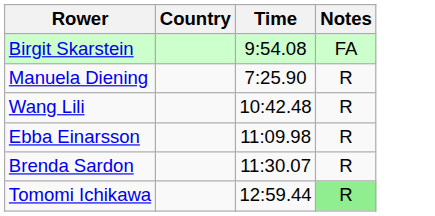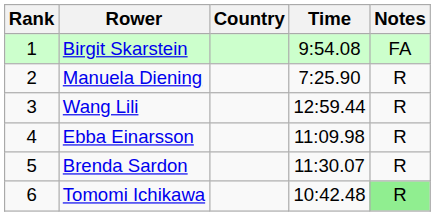+ column: (32, 19)
(276, 107) 10:42.48 -> (330, 107) 12:59.44
(276, 195) 12:59.44 -> (330, 195) 10:42.48
